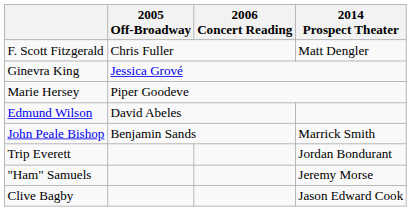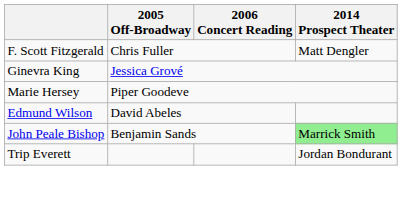(337, 133) no background -> (337, 133) lightgreen background
- row: (49, 175)
- row: (40, 196)
